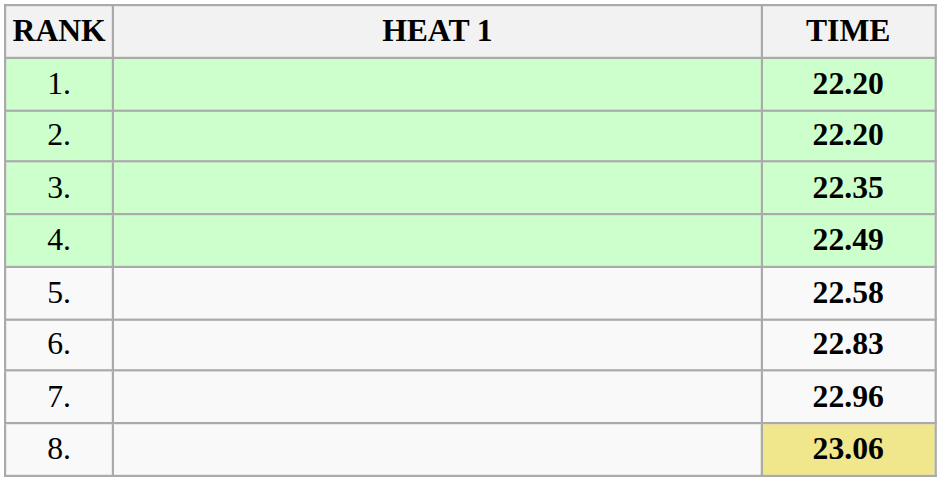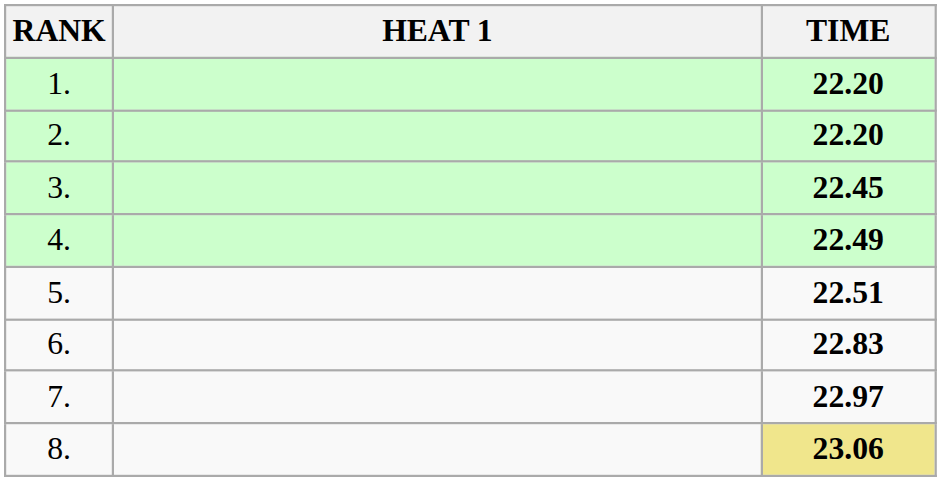(848, 187) 22.35 -> (848, 187) 22.45
(848, 292) 22.58 -> (848, 292) 22.51
(848, 396) 22.96 -> (848, 396) 22.97
